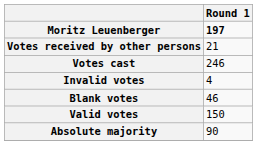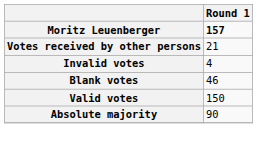(215, 30) 197 -> (215, 30) 157
- row: (104, 64)
